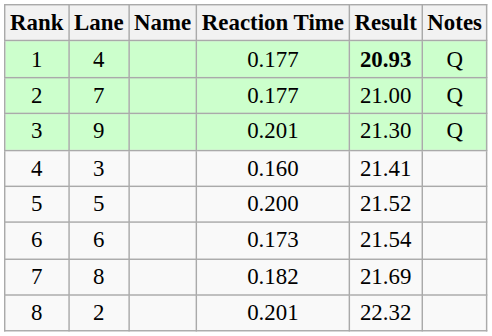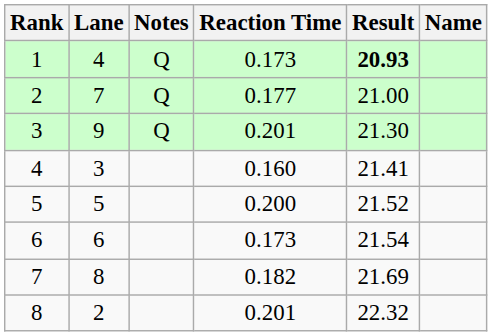columns swapped: (163, 22) <-> (455, 22)
(273, 58) 0.177 -> (270, 58) 0.173
